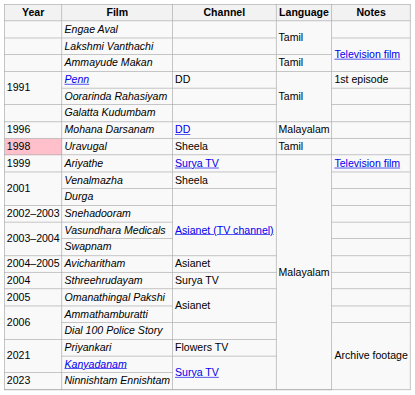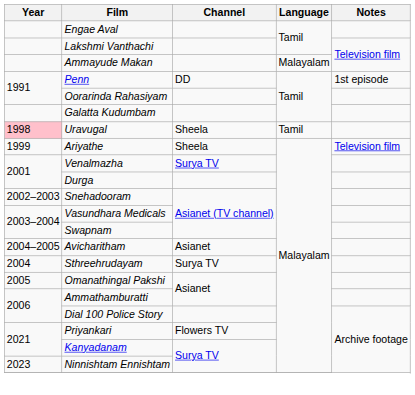(291, 63) Tamil -> (304, 63) Malayalam
- row: (109, 130)
(197, 163) Surya TV -> (191, 146) Sheela
(191, 180) Sheela -> (197, 163) Surya TV
